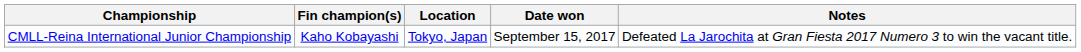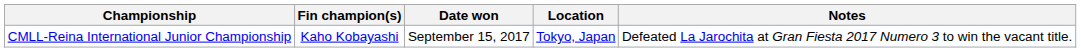columns swapped: (555, 15) <-> (448, 15)
